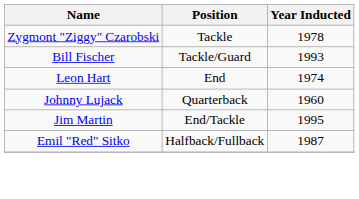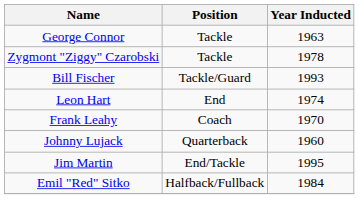+ row: (83, 36)
+ row: (83, 120)
(311, 141) 1987 -> (311, 183) 1984
